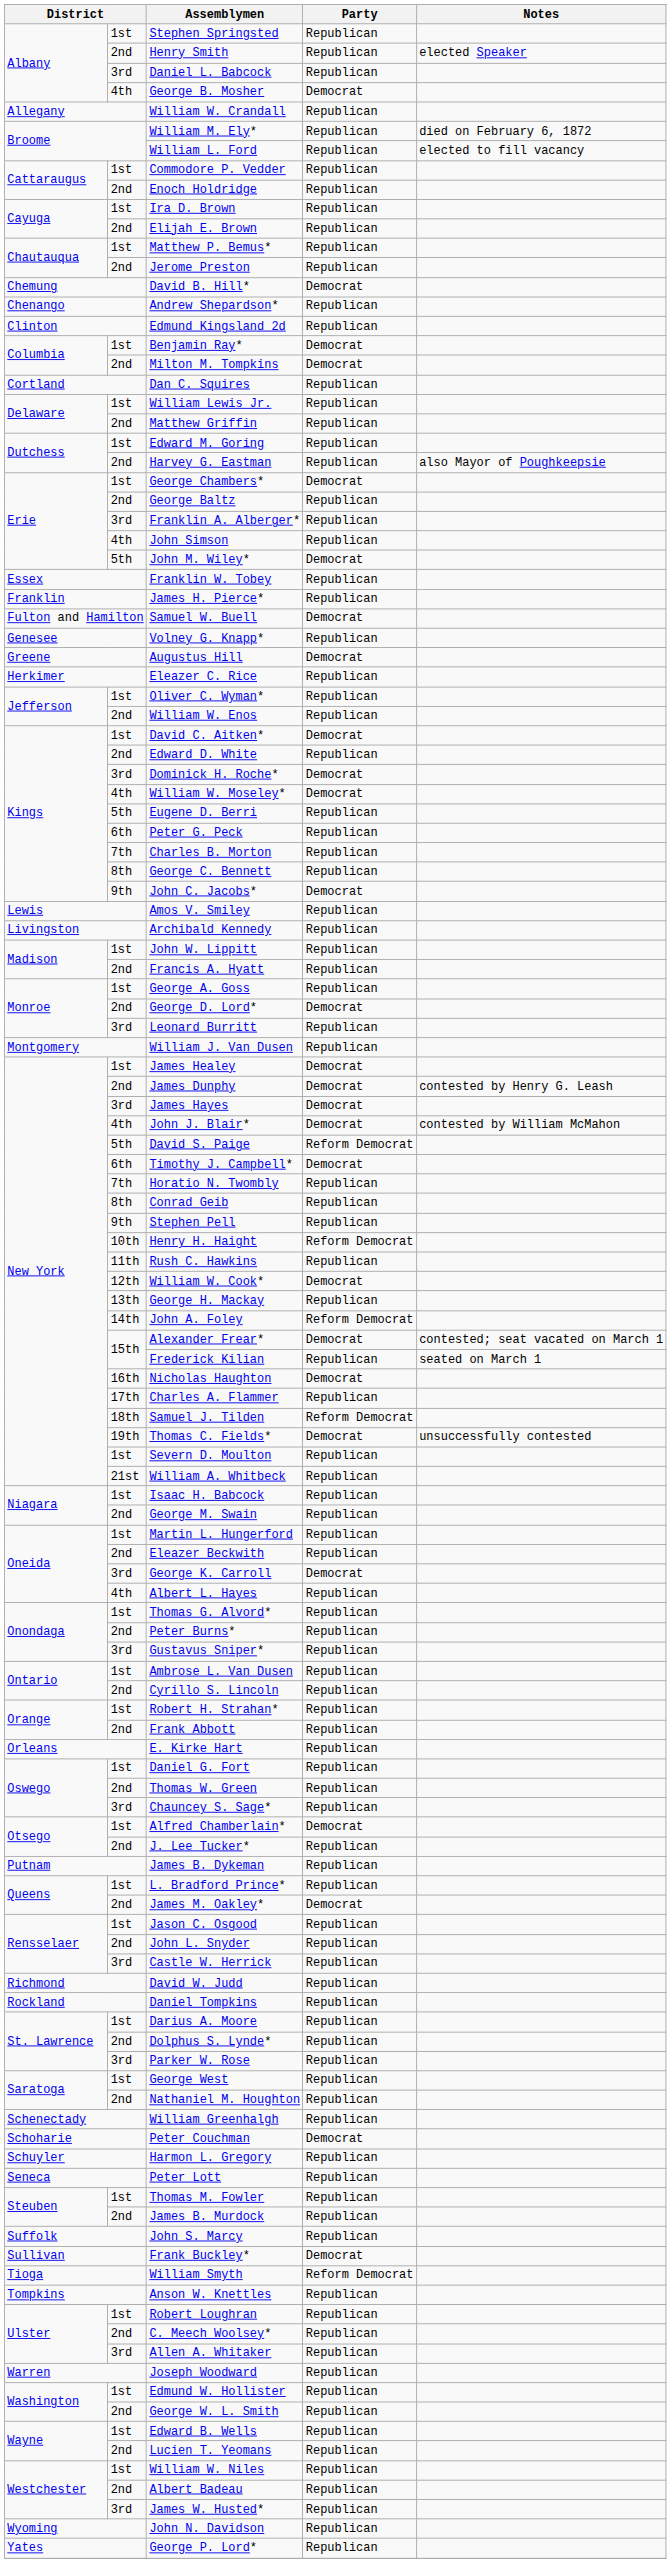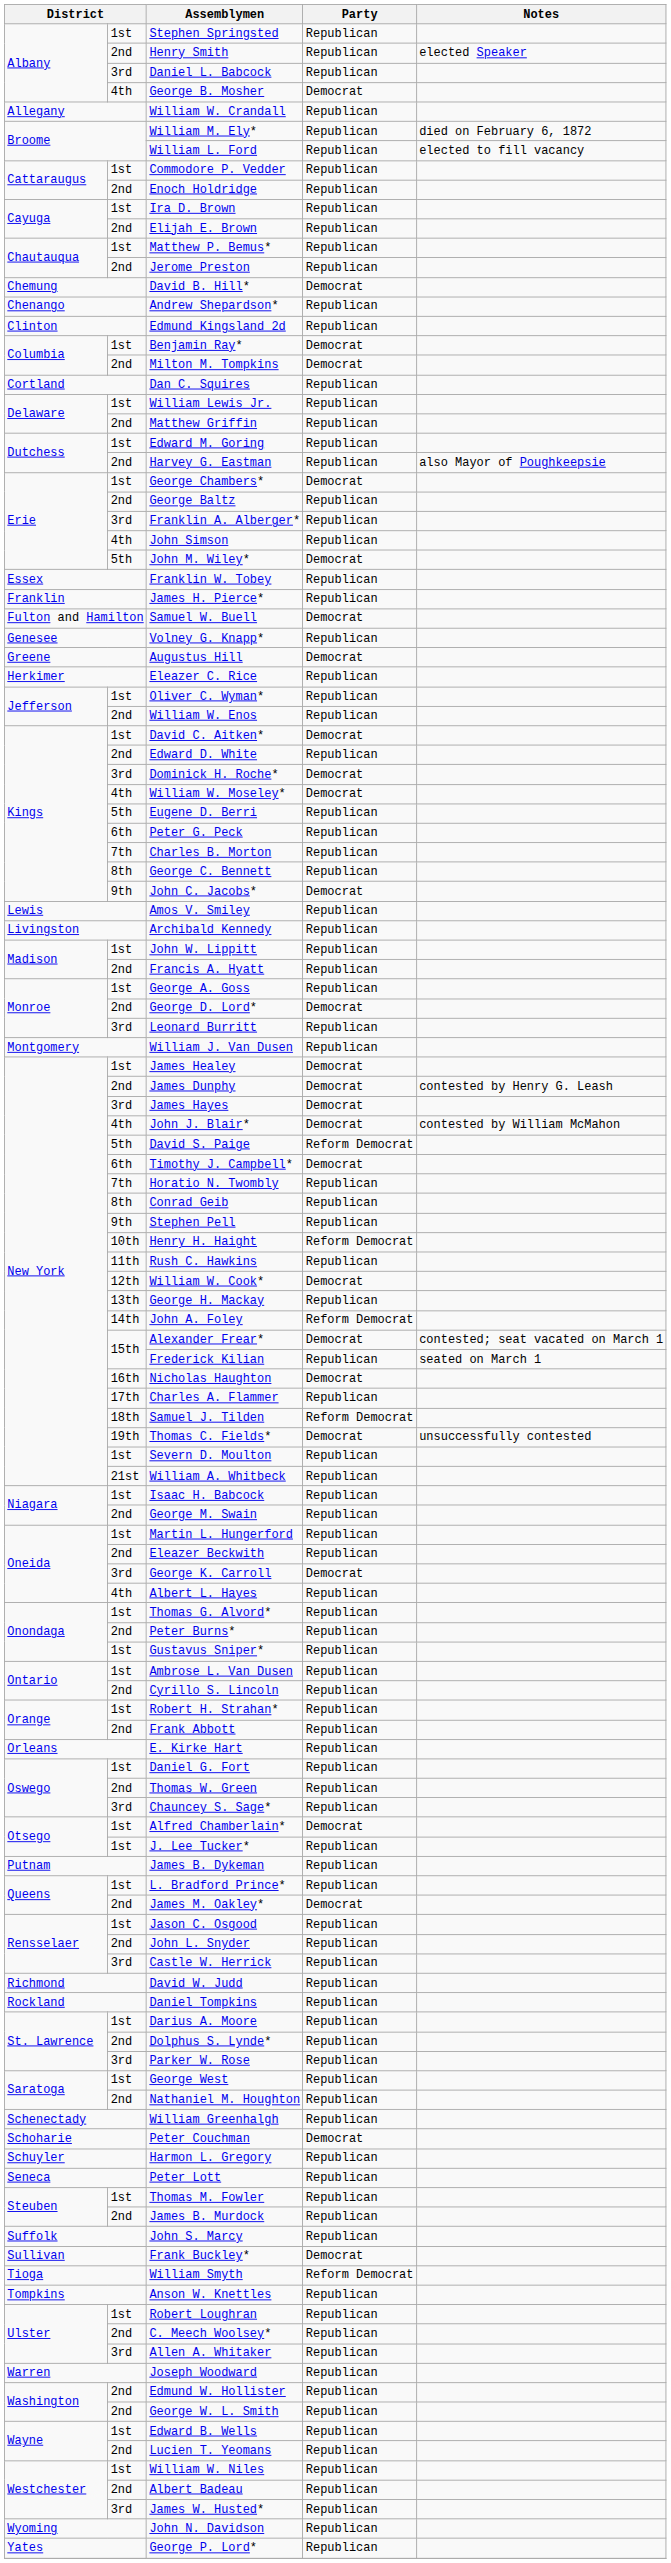(121, 1652) 3rd -> (121, 1652) 1st
(121, 1847) 2nd -> (121, 1847) 1st
(121, 2392) 1st -> (121, 2392) 2nd
